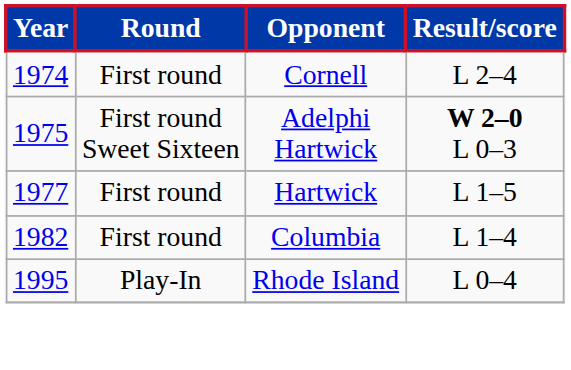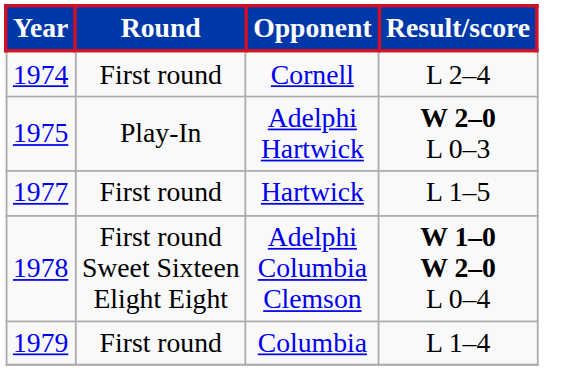(161, 133) First round Sweet Sixteen -> (161, 133) Play-In
+ row: (312, 267)
(41, 236) 1982 -> (41, 342) 1979
- row: (326, 280)
